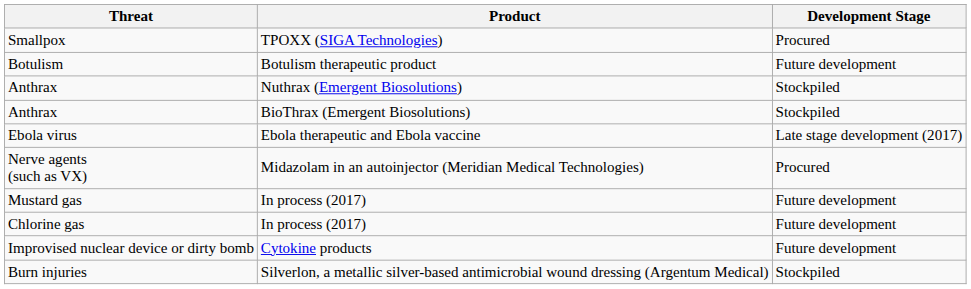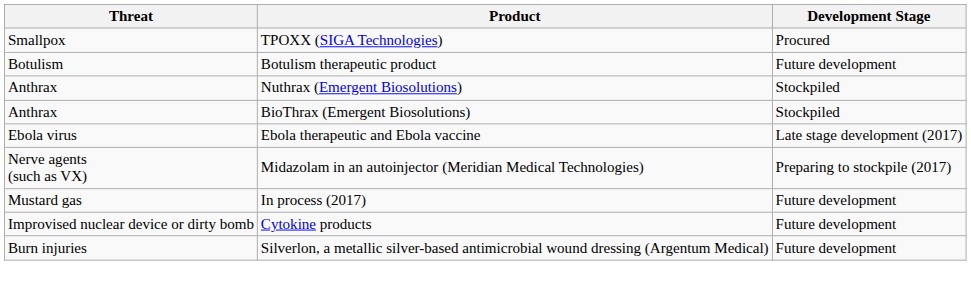(803, 168) Procured -> (863, 168) Preparing to stockpile (2017)
- row: (46, 224)
(808, 271) Stockpiled -> (836, 248) Future development
